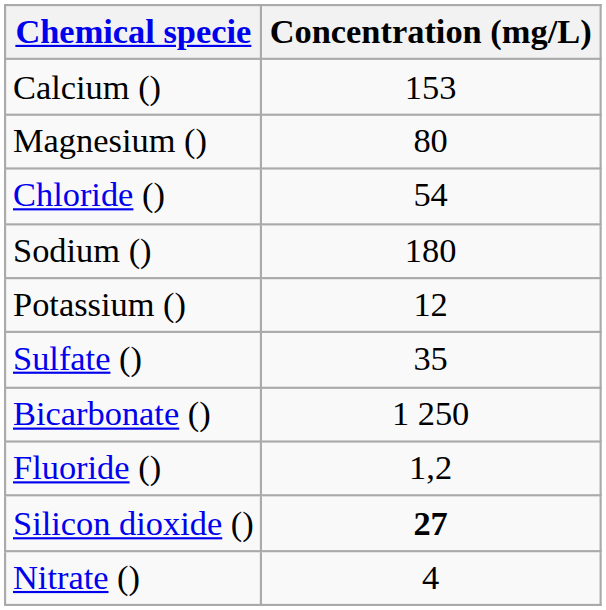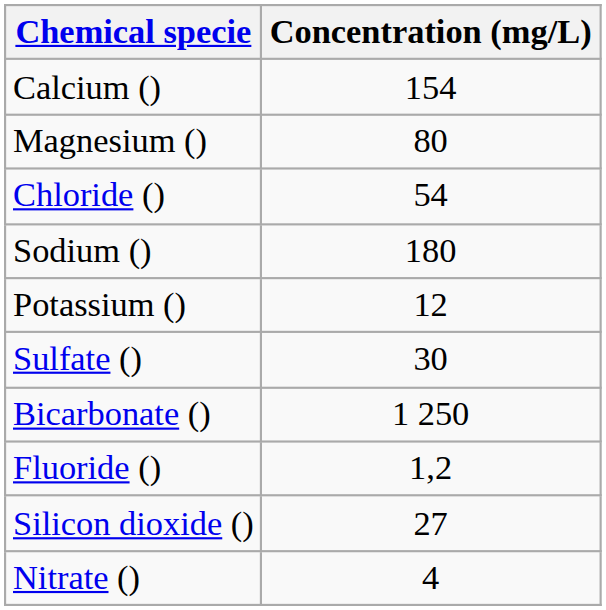(431, 86) 153 -> (431, 86) 154
(431, 359) 35 -> (431, 359) 30
(431, 522) bold -> (431, 522) normal
